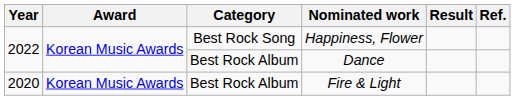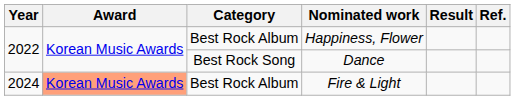(244, 38) Best Rock Song -> (244, 38) Best Rock Album
(244, 60) Best Rock Album -> (244, 60) Best Rock Song
(24, 83) 2020 -> (24, 83) 2024
(115, 83) no background -> (115, 83) lightsalmon background
